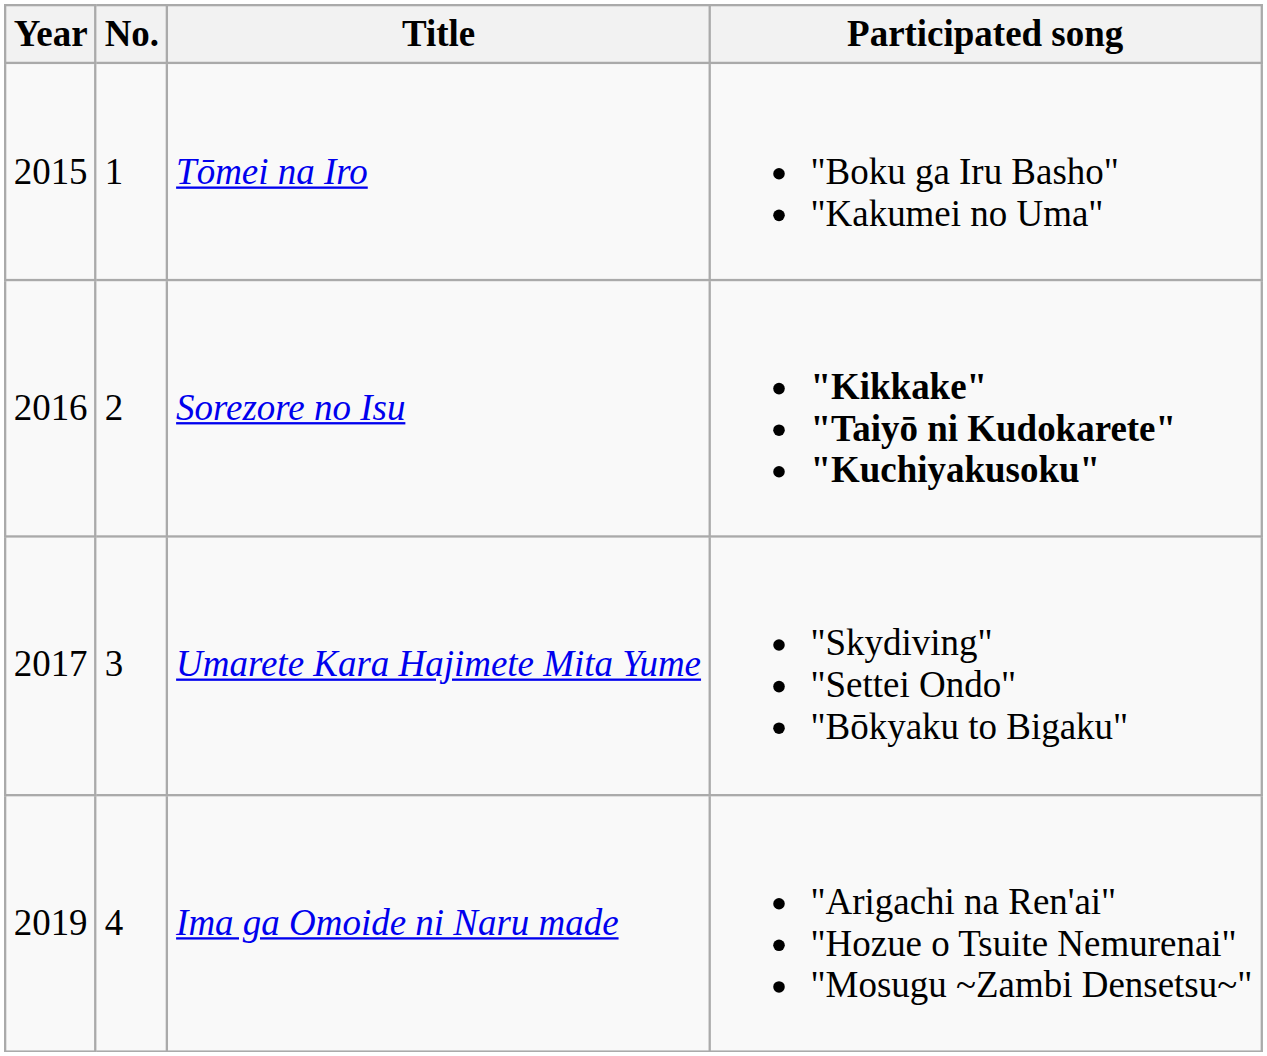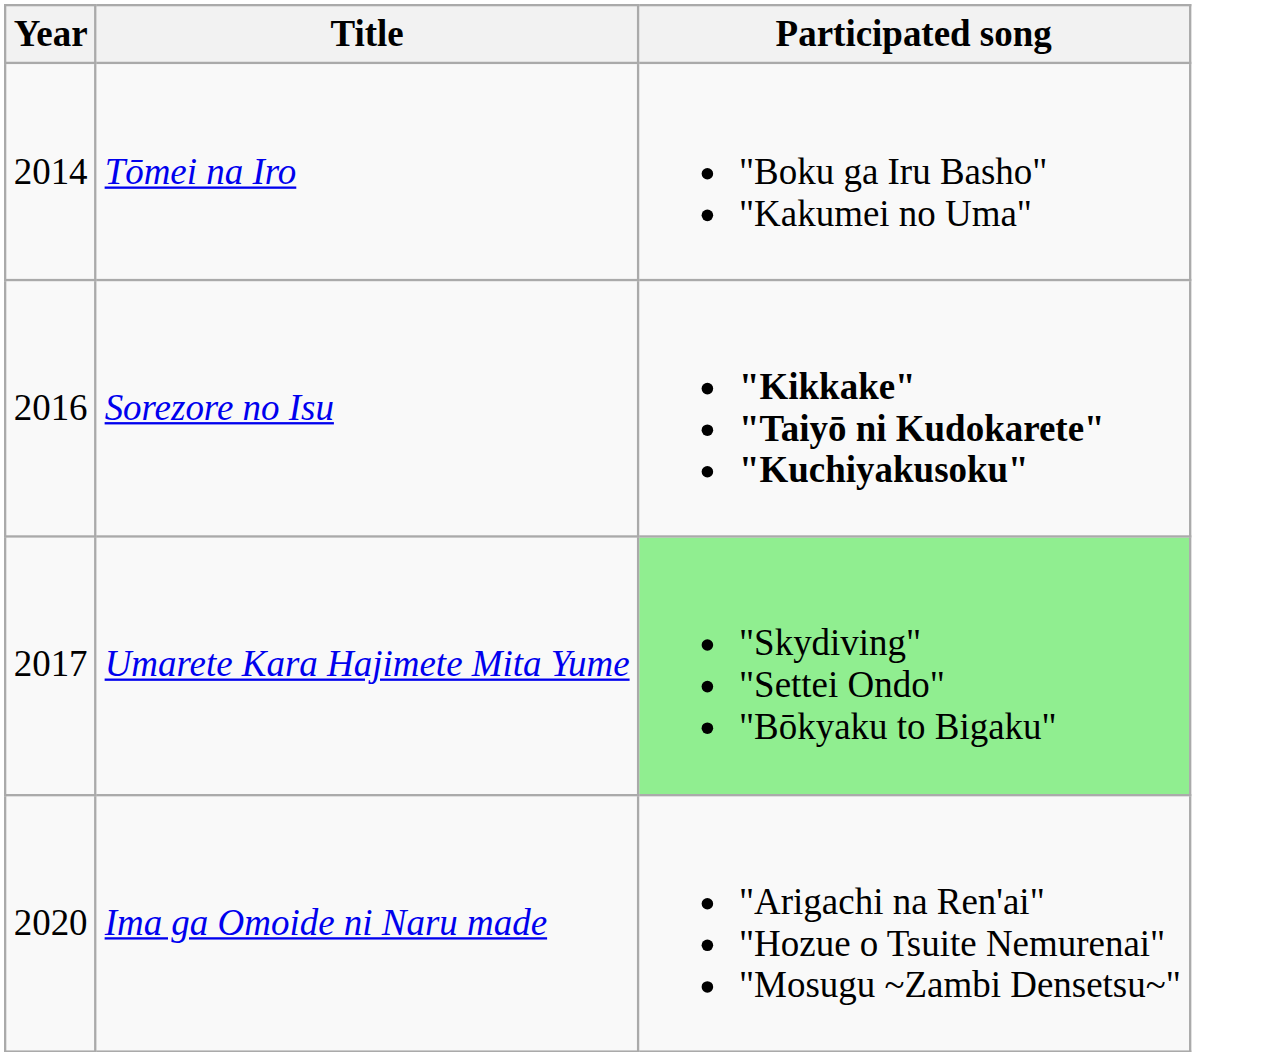- column: (132, 33)
(51, 170) 2015 -> (51, 170) 2014
(985, 686) no background -> (914, 686) lightgreen background
(51, 922) 2019 -> (51, 922) 2020
